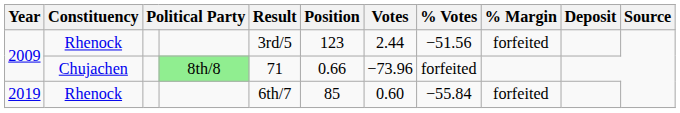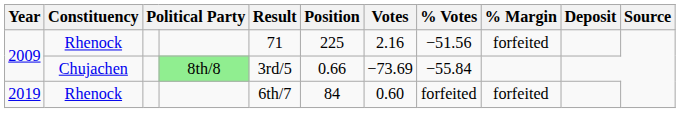(275, 42) 3rd/5 -> (275, 42) 71
(332, 42) 123 -> (332, 42) 225
(390, 42) 2.44 -> (390, 42) 2.16
(275, 68) 71 -> (275, 68) 3rd/5
(390, 68) −73.96 -> (390, 68) −73.69
(449, 68) forfeited -> (449, 68) −55.84
(332, 94) 85 -> (332, 94) 84
(449, 94) −55.84 -> (449, 94) forfeited
